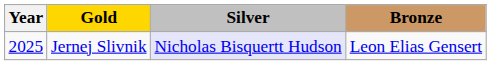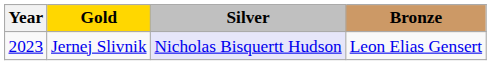(26, 45) 2025 -> (26, 45) 2023
